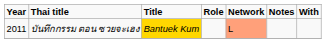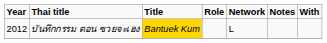(16, 28) 2011 -> (17, 28) 2012
(231, 28) lightsalmon background -> (231, 28) no background
